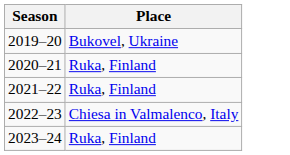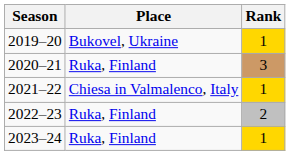+ column: (263, 16)
(112, 89) Ruka, Finland -> (154, 89) Chiesa in Valmalenco, Italy
(154, 114) Chiesa in Valmalenco, Italy -> (112, 114) Ruka, Finland
